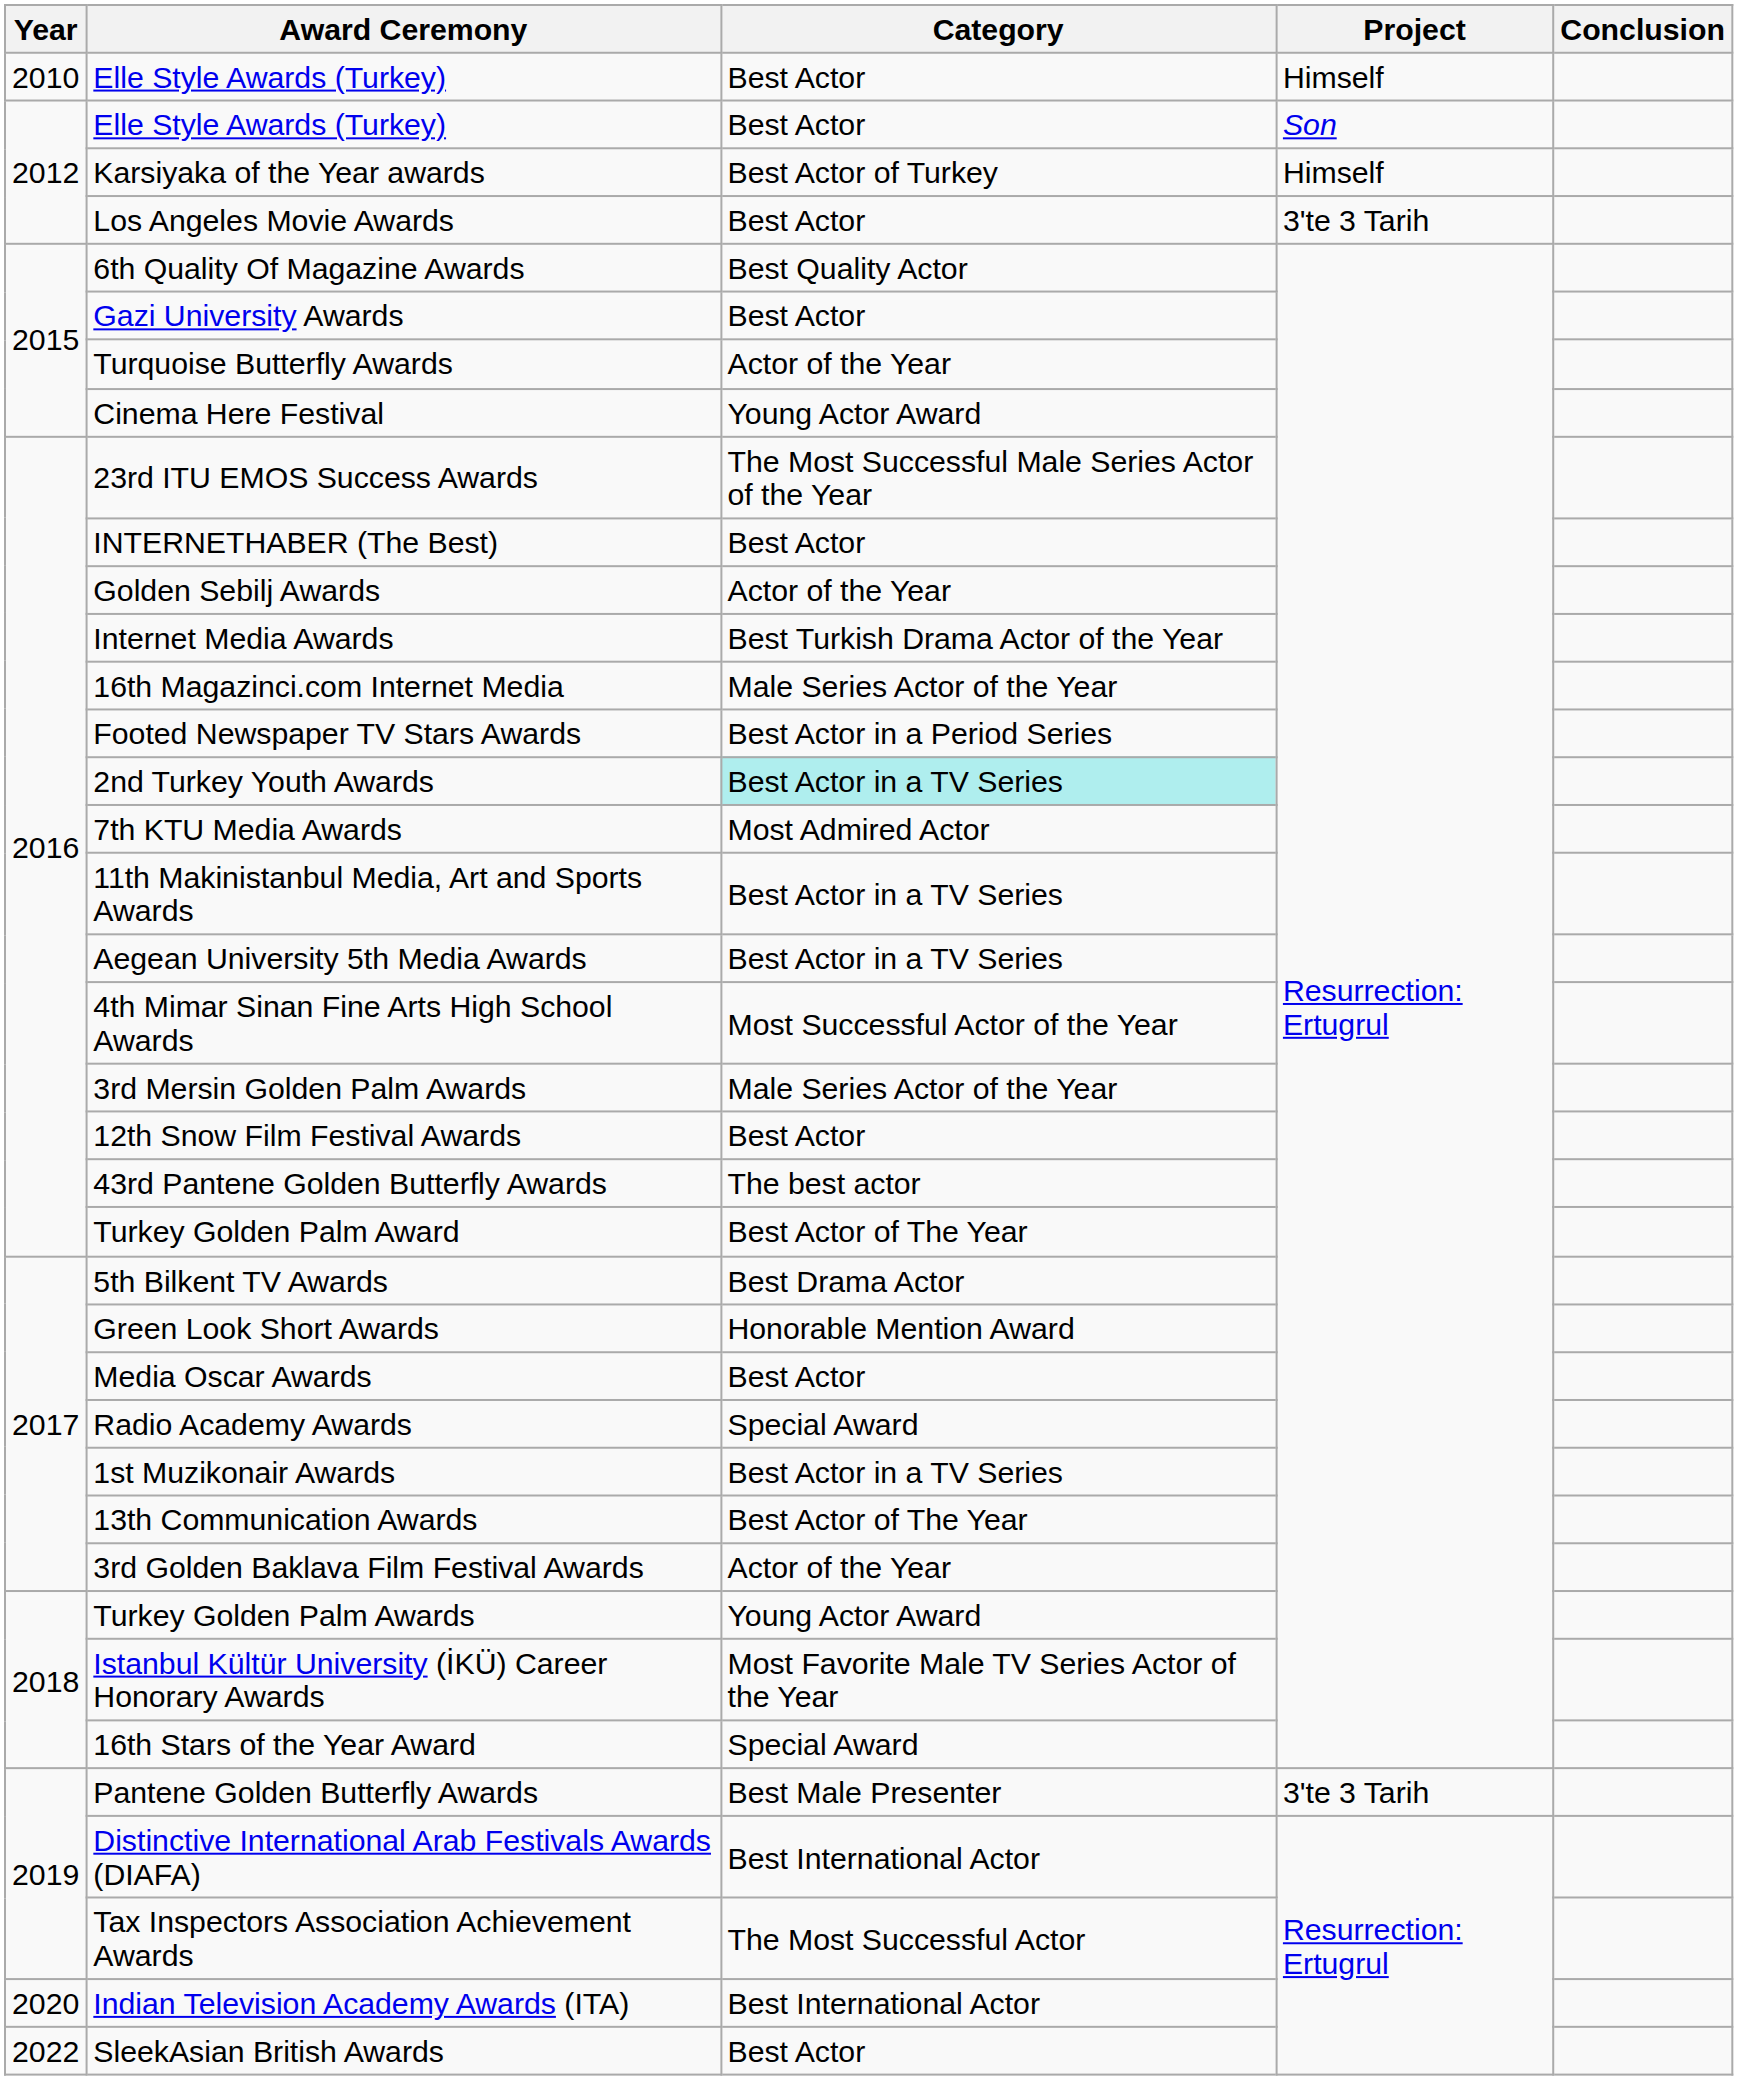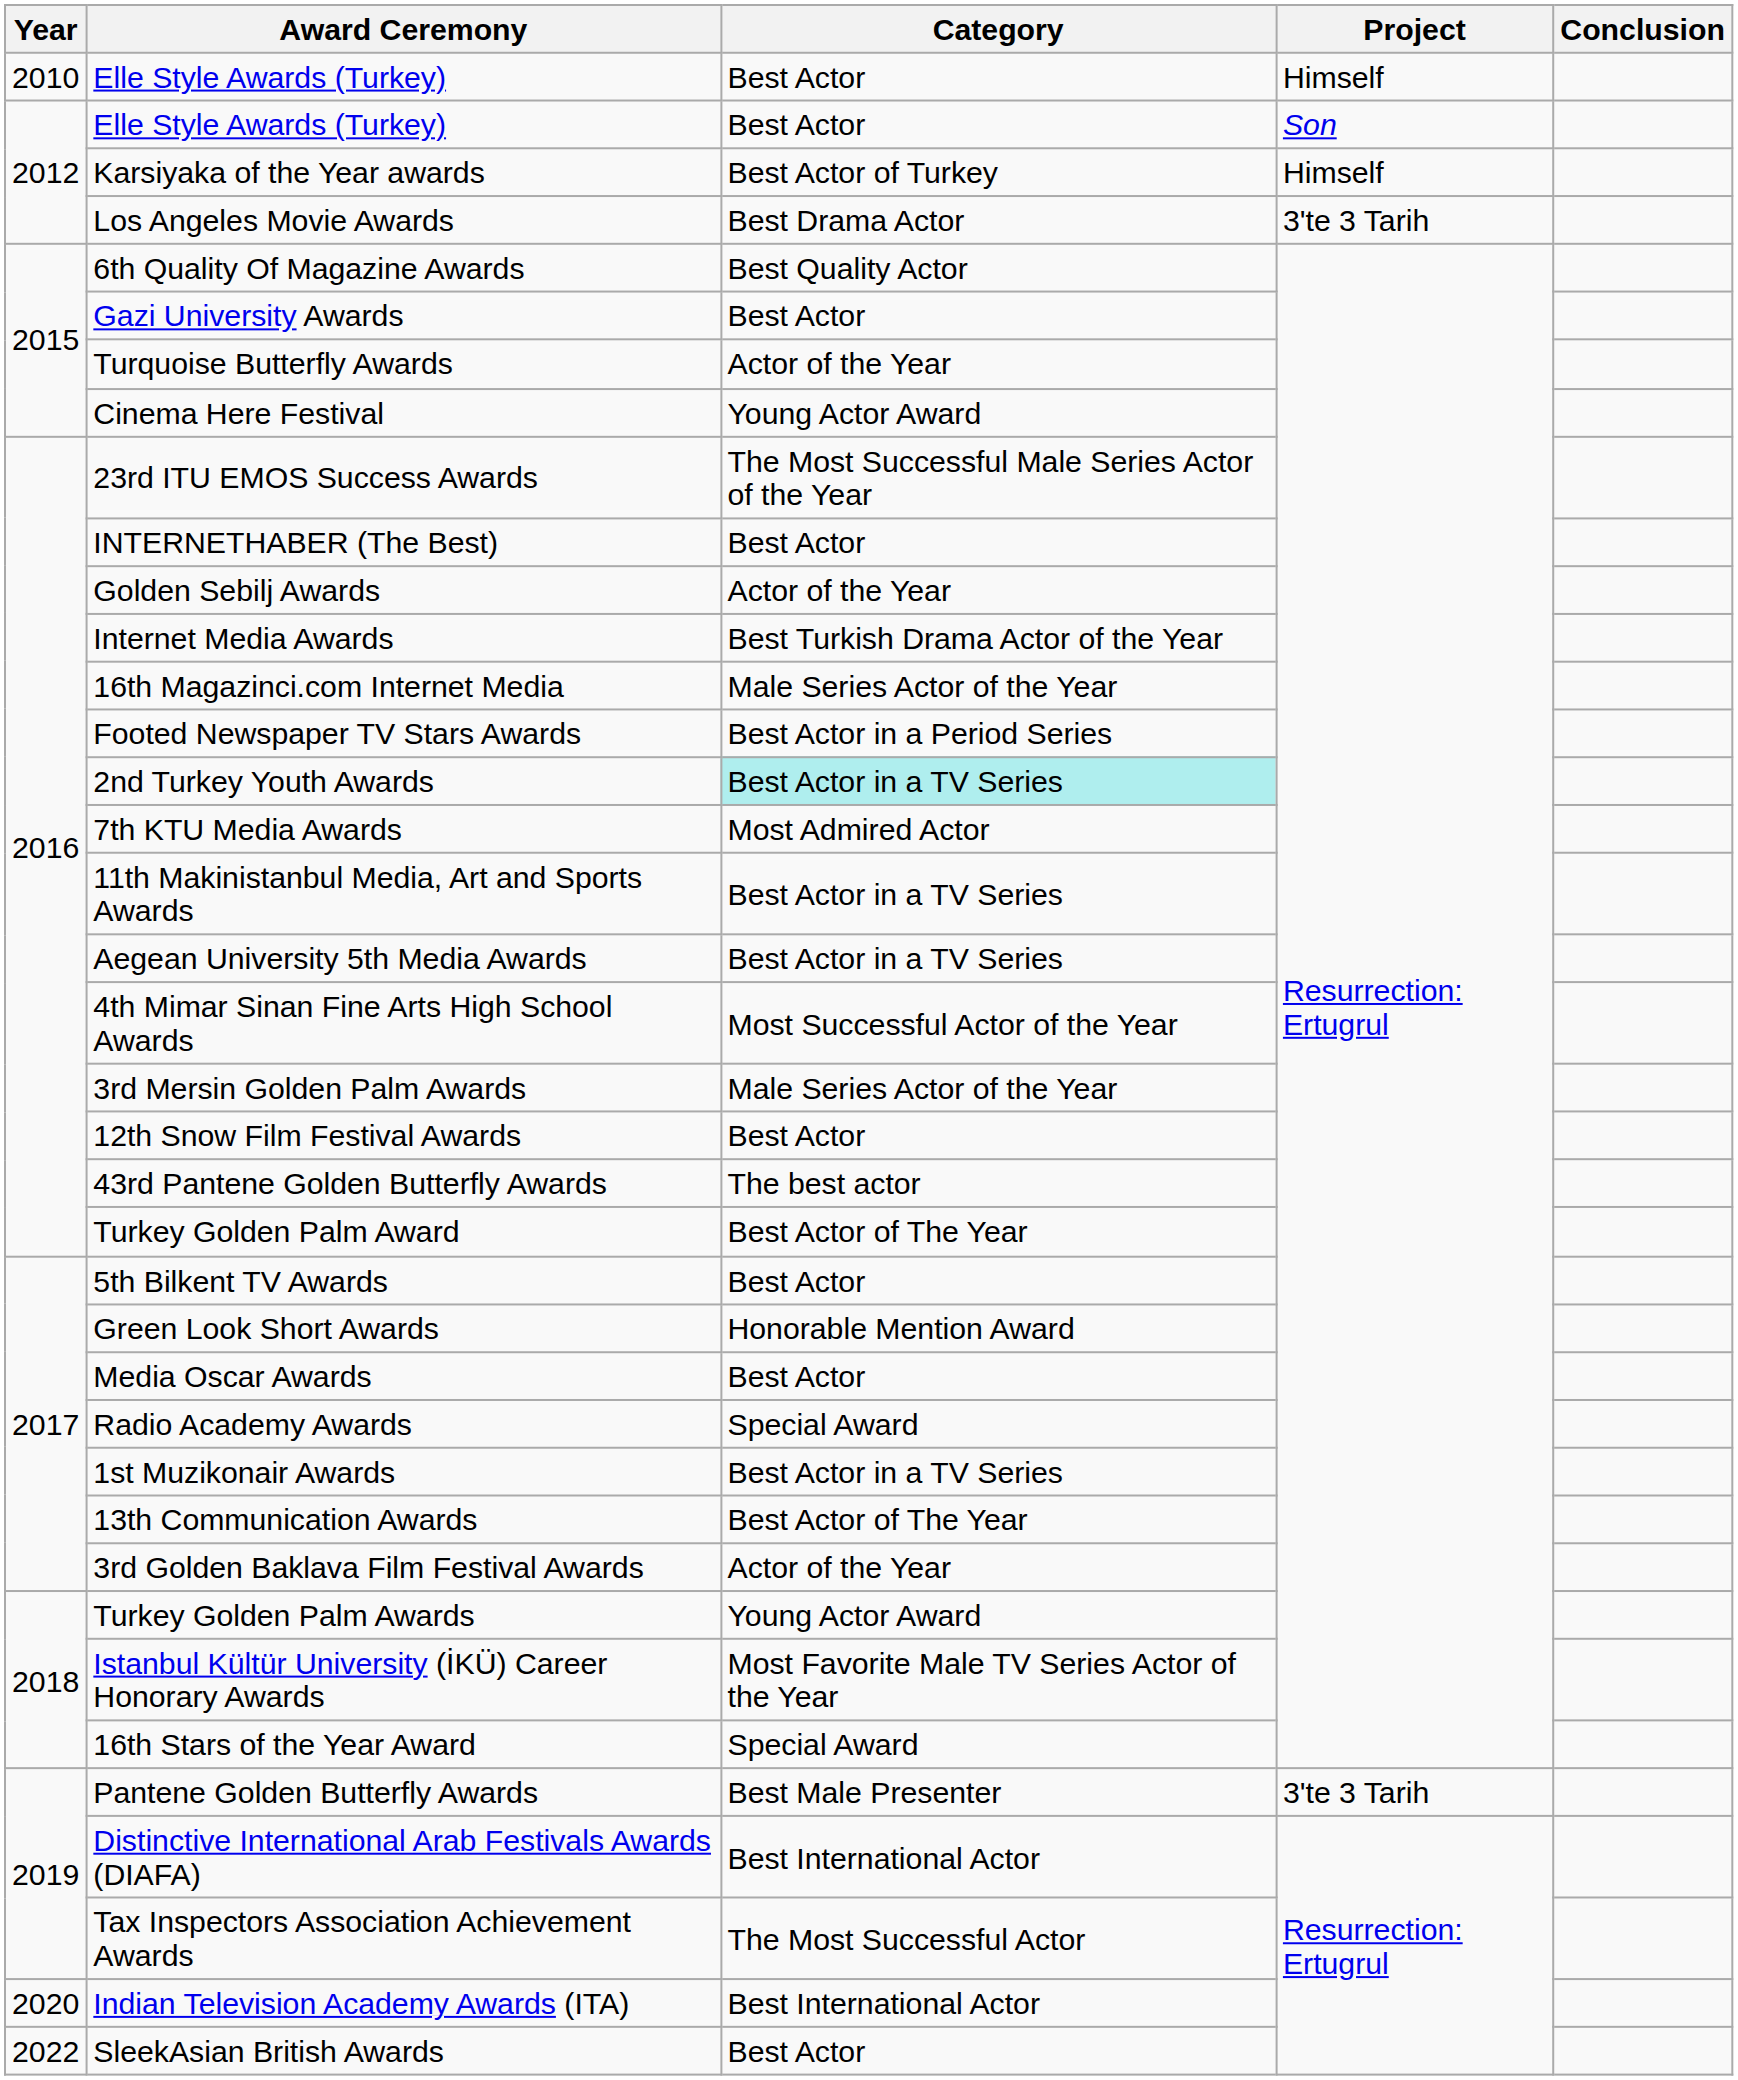(796, 221) Best Actor -> (846, 221) Best Drama Actor
(846, 1280) Best Drama Actor -> (796, 1280) Best Actor
